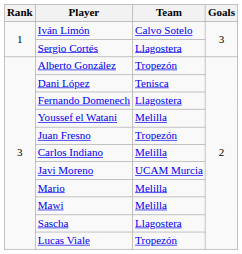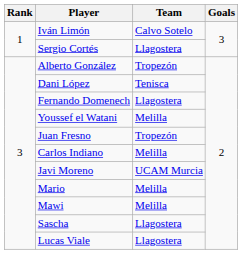(156, 240) Tropezón -> (158, 240) Llagostera
